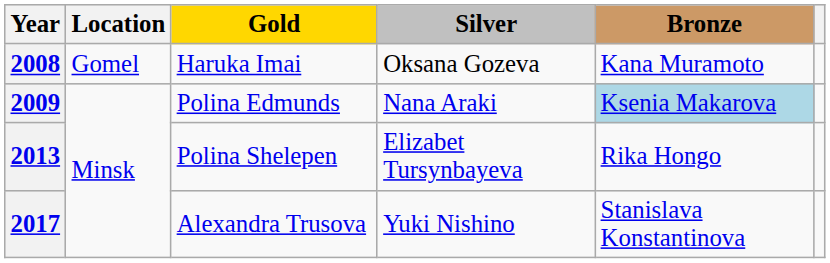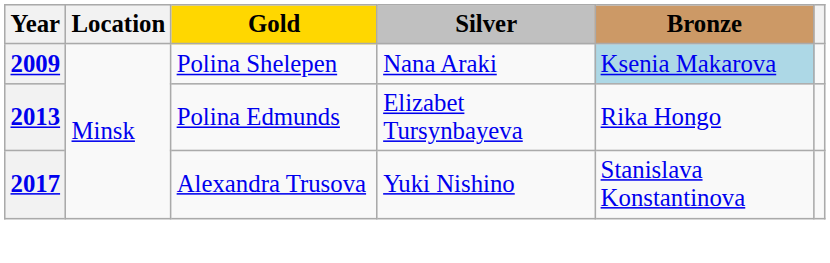- row: (35, 63)
(258, 102) Polina Edmunds -> (257, 63) Polina Shelepen
(257, 156) Polina Shelepen -> (258, 116) Polina Edmunds
